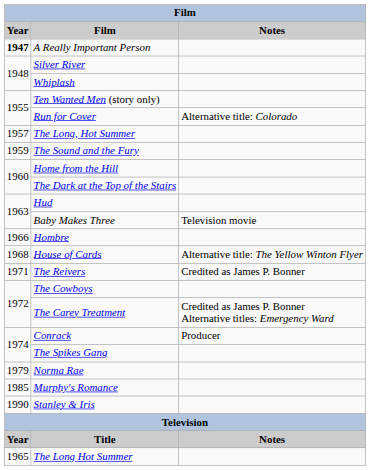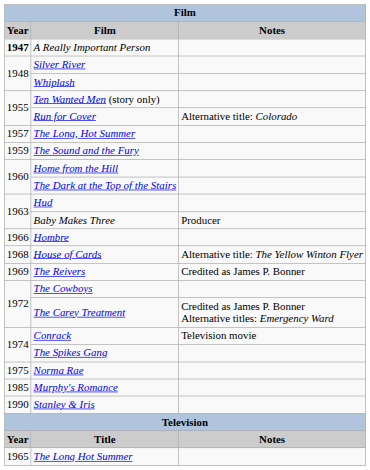(219, 220) Television movie -> (201, 220) Producer
(18, 271) 1971 -> (18, 271) 1969
(201, 335) Producer -> (219, 335) Television movie
(18, 370) 1979 -> (18, 370) 1975
